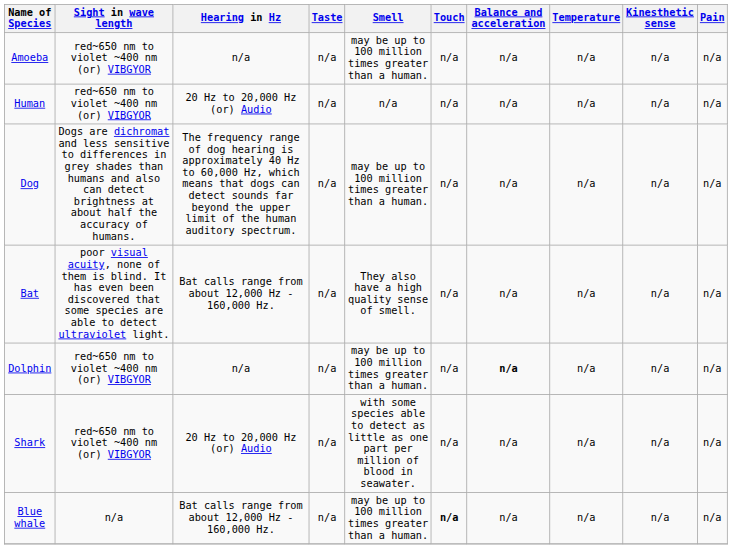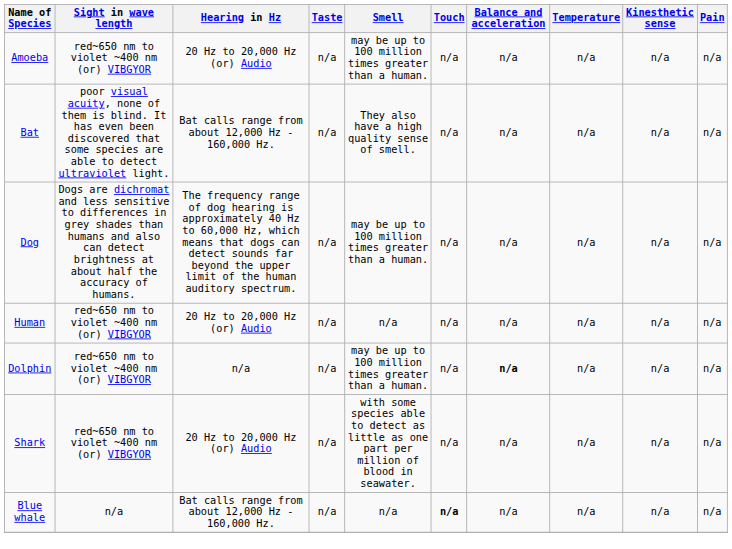(241, 59) n/a -> (241, 59) 20 Hz to 20,000 Hz (or) Audio
rows swapped: (30, 294) <-> (30, 104)
(388, 518) may be up to 100 million times greater than a human. -> (388, 512) n/a
